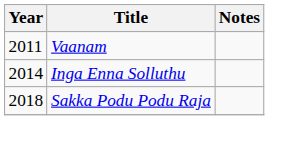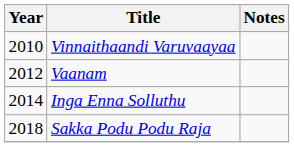+ row: (143, 45)
(25, 45) 2011 -> (26, 73) 2012
